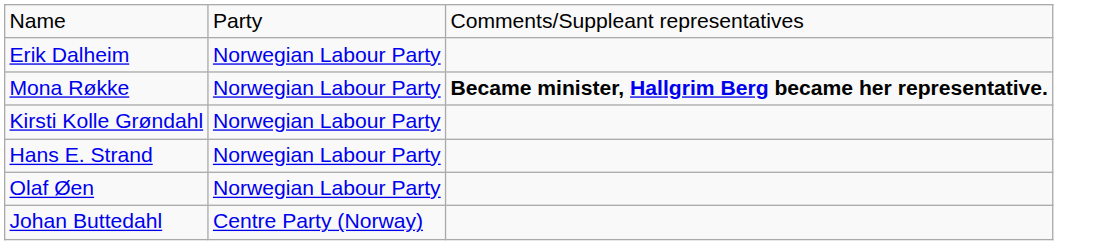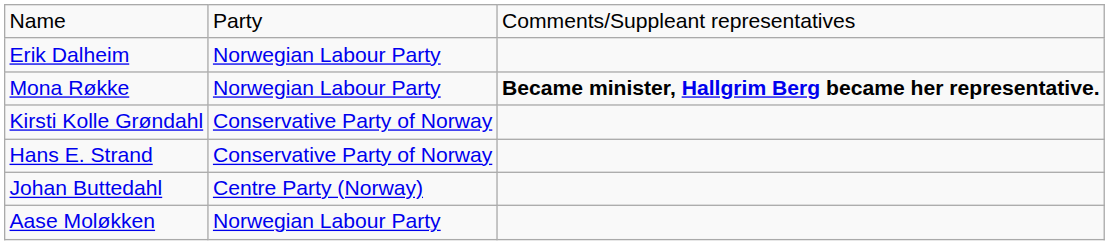(327, 121) Norwegian Labour Party -> (353, 121) Conservative Party of Norway
(327, 155) Norwegian Labour Party -> (353, 155) Conservative Party of Norway
- row: (52, 188)
+ row: (82, 222)
